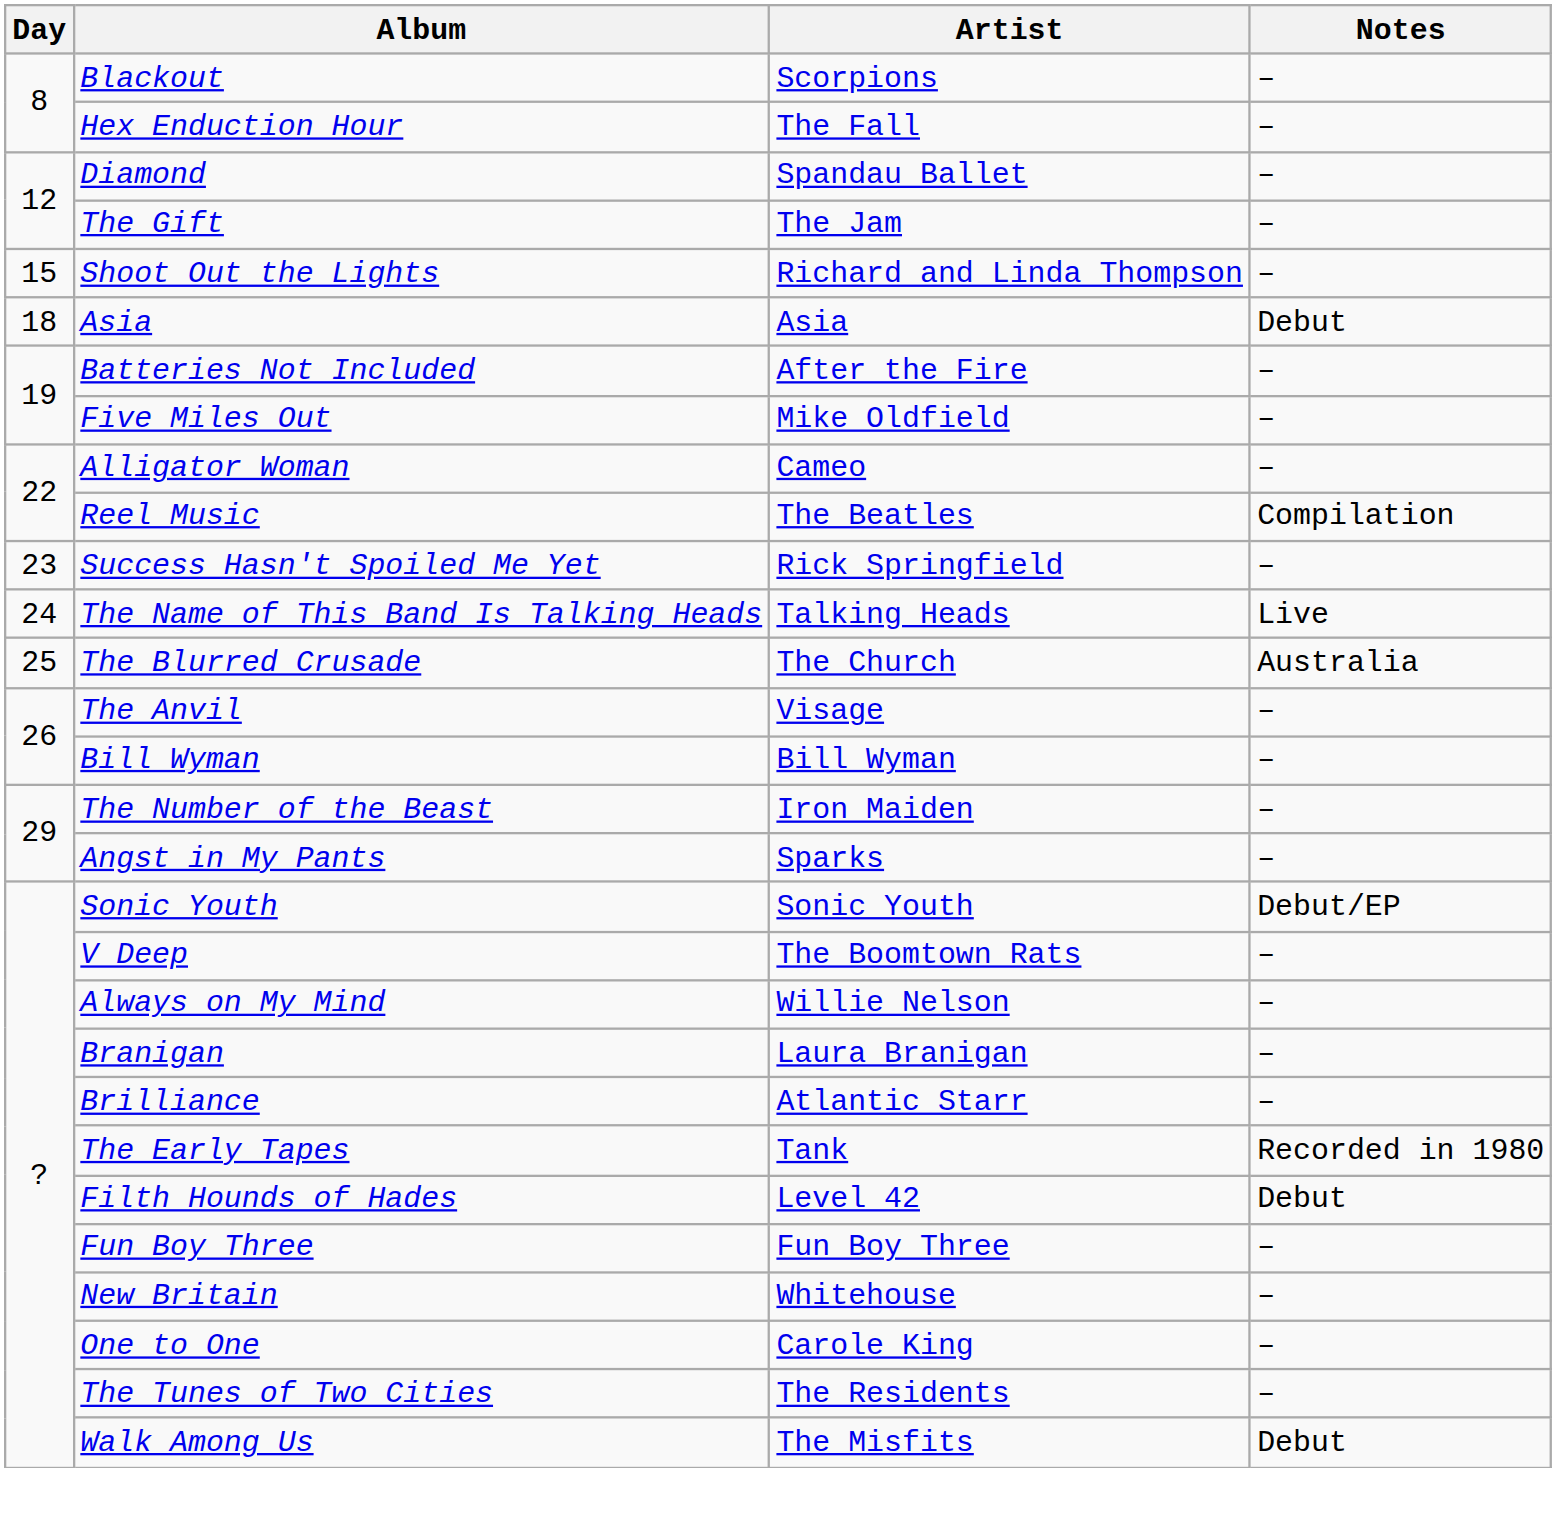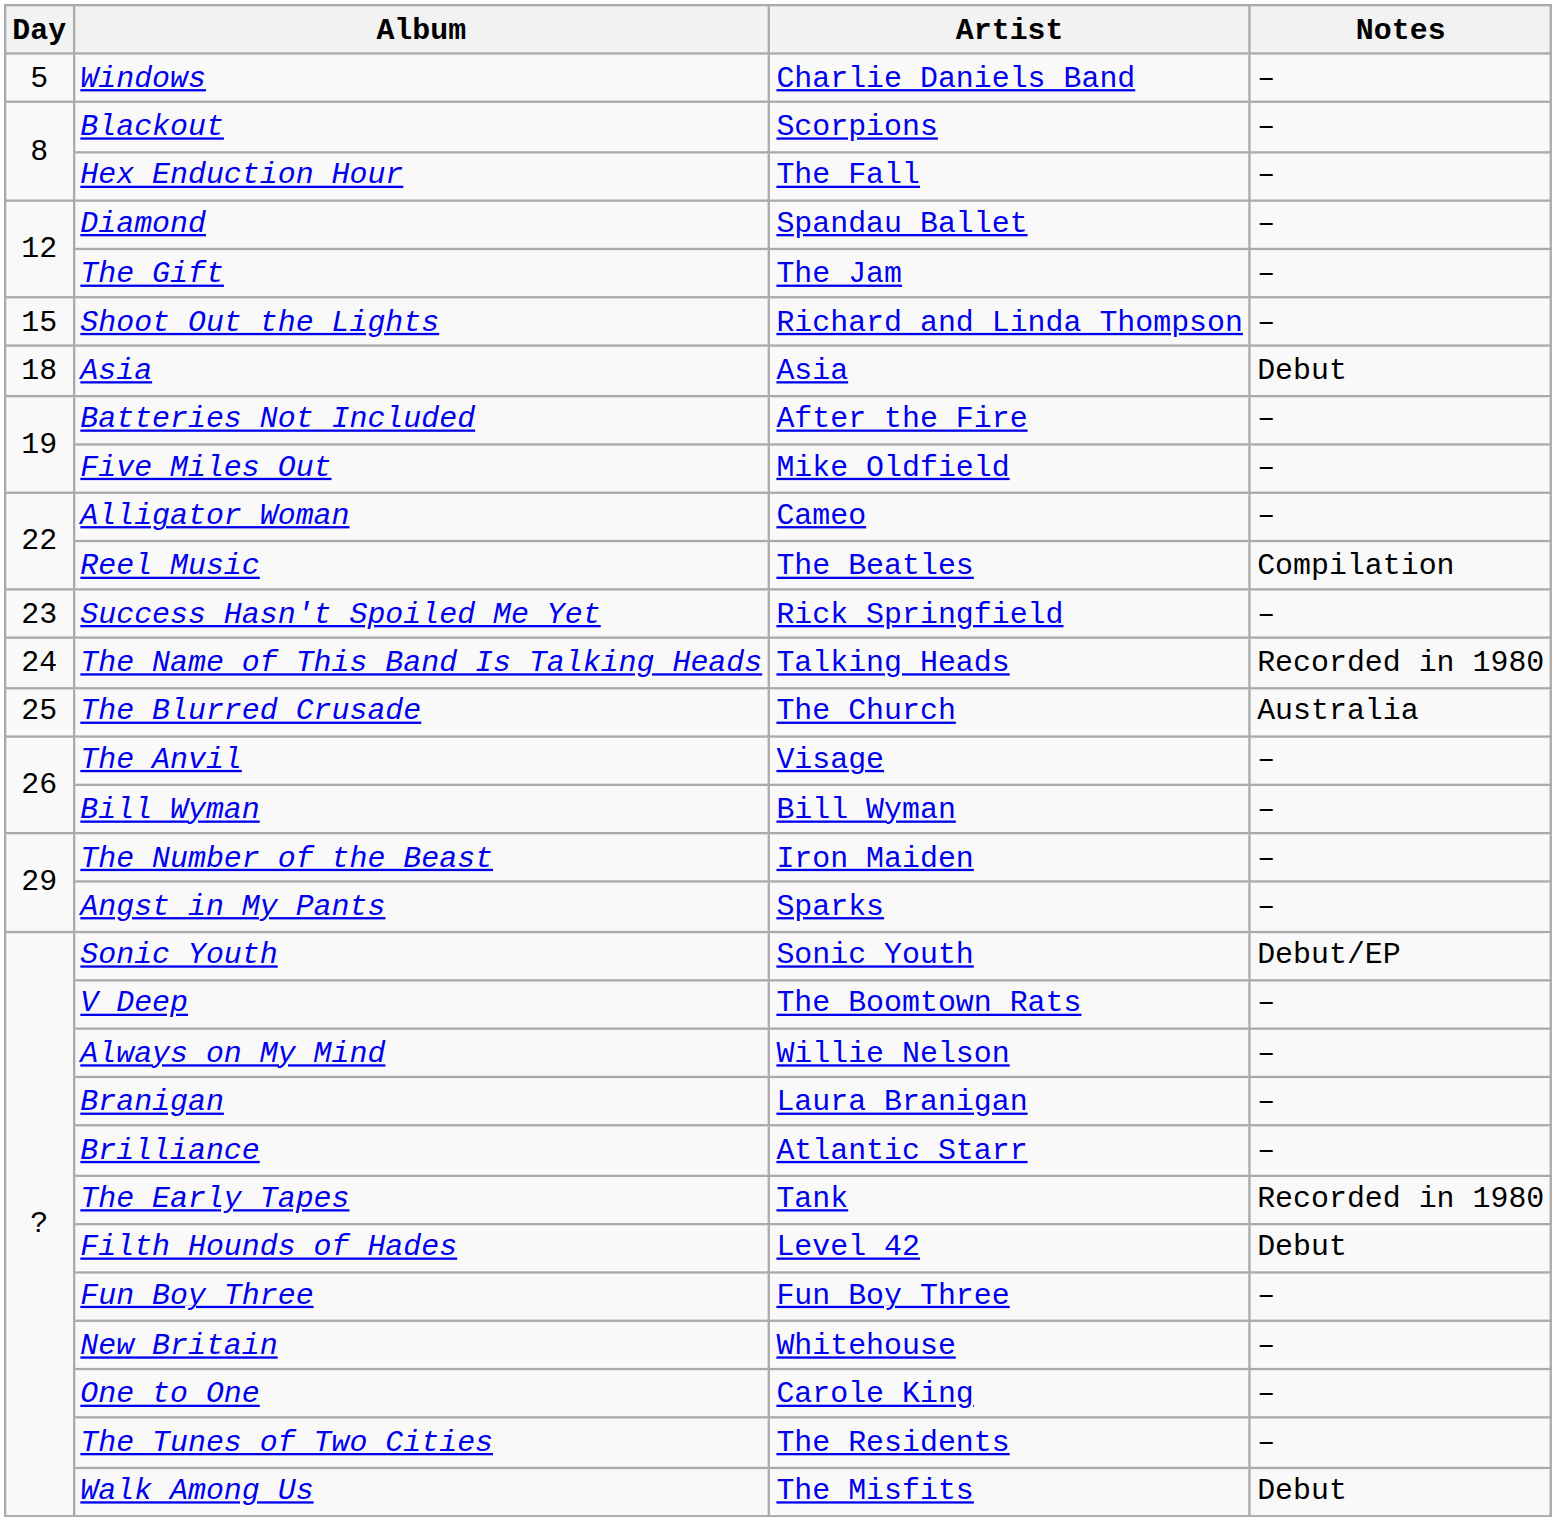+ row: (143, 78)
(1293, 614) Live -> (1401, 663) Recorded in 1980
